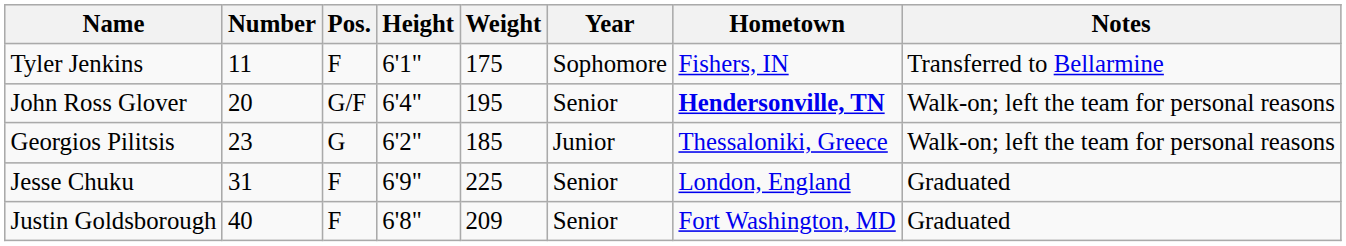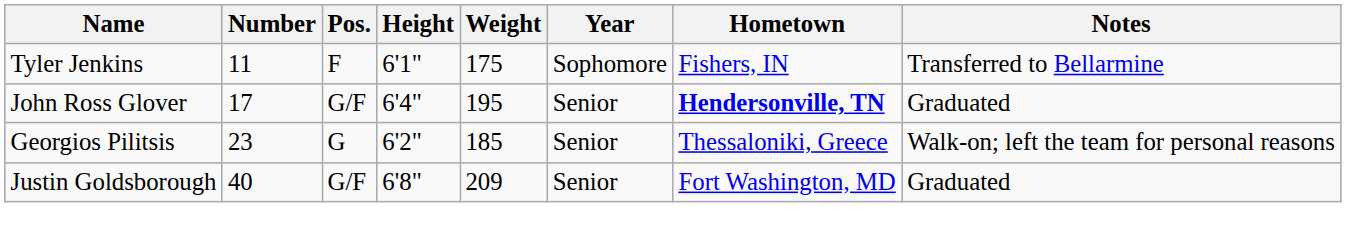(240, 102) 20 -> (240, 102) 17
(1121, 102) Walk-on; left the team for personal reasons -> (959, 102) Graduated
(584, 142) Junior -> (585, 142) Senior
- row: (72, 181)
(334, 220) F -> (347, 181) G/F
